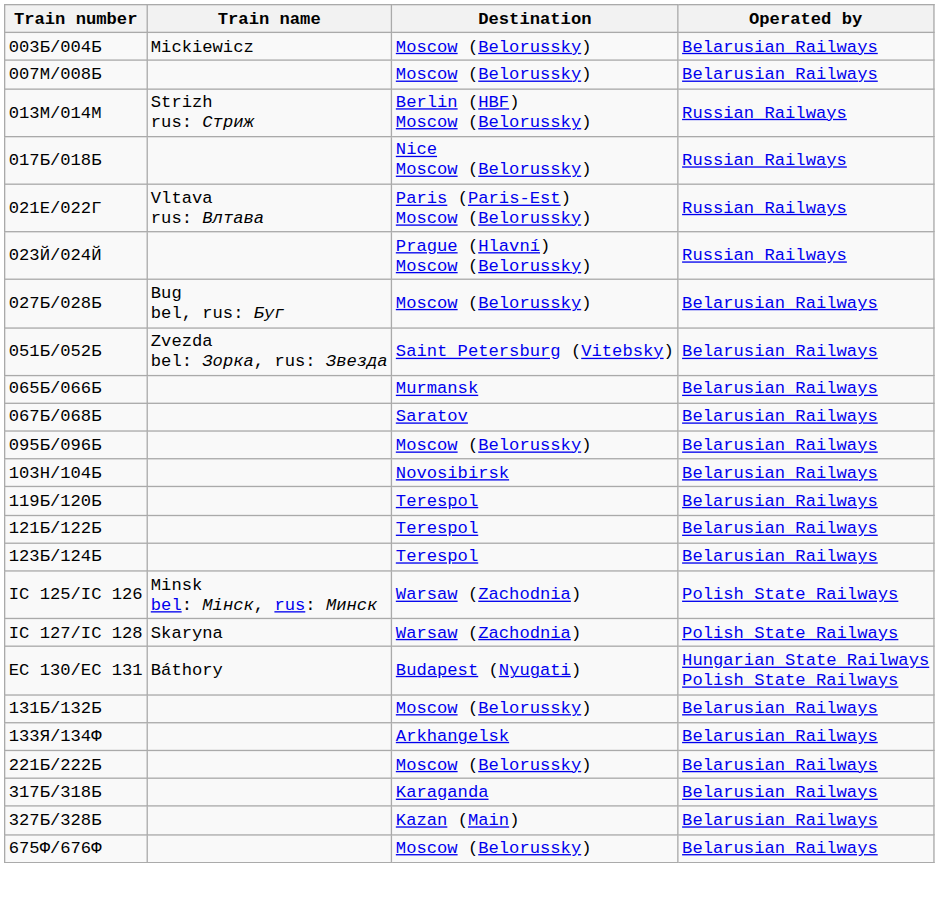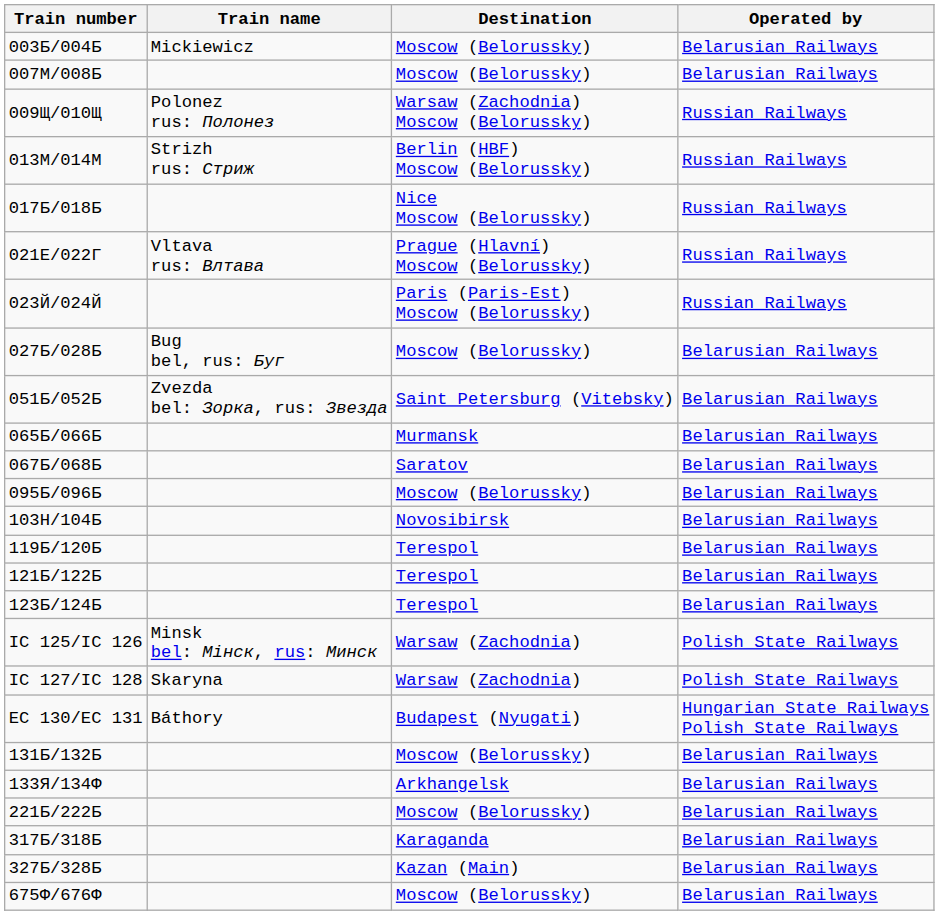+ row: (55, 112)
(494, 208) Paris (Paris-Est) Moscow (Belorussky) -> (494, 256) Prague (Hlavní) Moscow (Belorussky)
(494, 256) Prague (Hlavní) Moscow (Belorussky) -> (494, 304) Paris (Paris-Est) Moscow (Belorussky)
